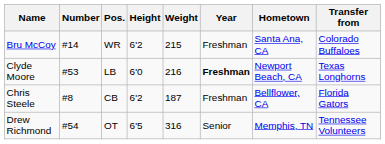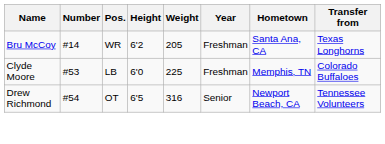(173, 44) 215 -> (174, 44) 205
(339, 44) Colorado Buffaloes -> (341, 44) Texas Longhorns
(173, 71) 216 -> (174, 71) 225
(226, 71) bold -> (225, 71) normal
(278, 71) Newport Beach, CA -> (282, 71) Memphis, TN
(342, 71) Texas Longhorns -> (338, 71) Colorado Buffaloes
- row: (21, 98)
(284, 125) Memphis, TN -> (276, 98) Newport Beach, CA
